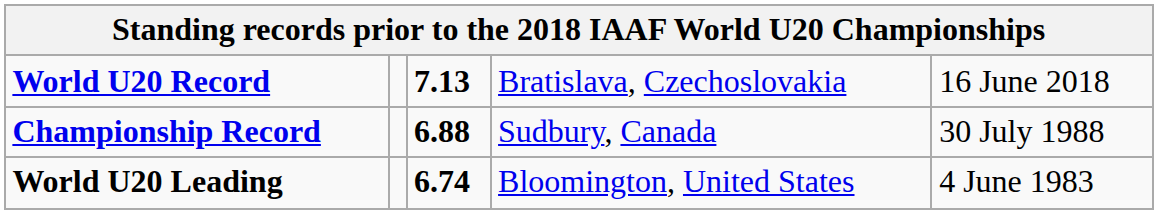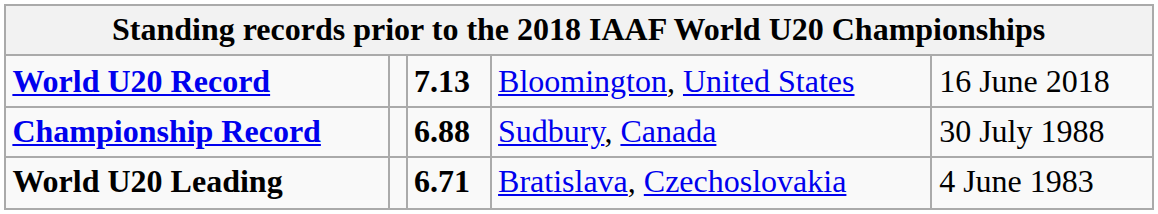(672, 80) Bratislava, Czechoslovakia -> (676, 80) Bloomington, United States
(442, 182) 6.74 -> (442, 182) 6.71
(676, 182) Bloomington, United States -> (672, 182) Bratislava, Czechoslovakia
